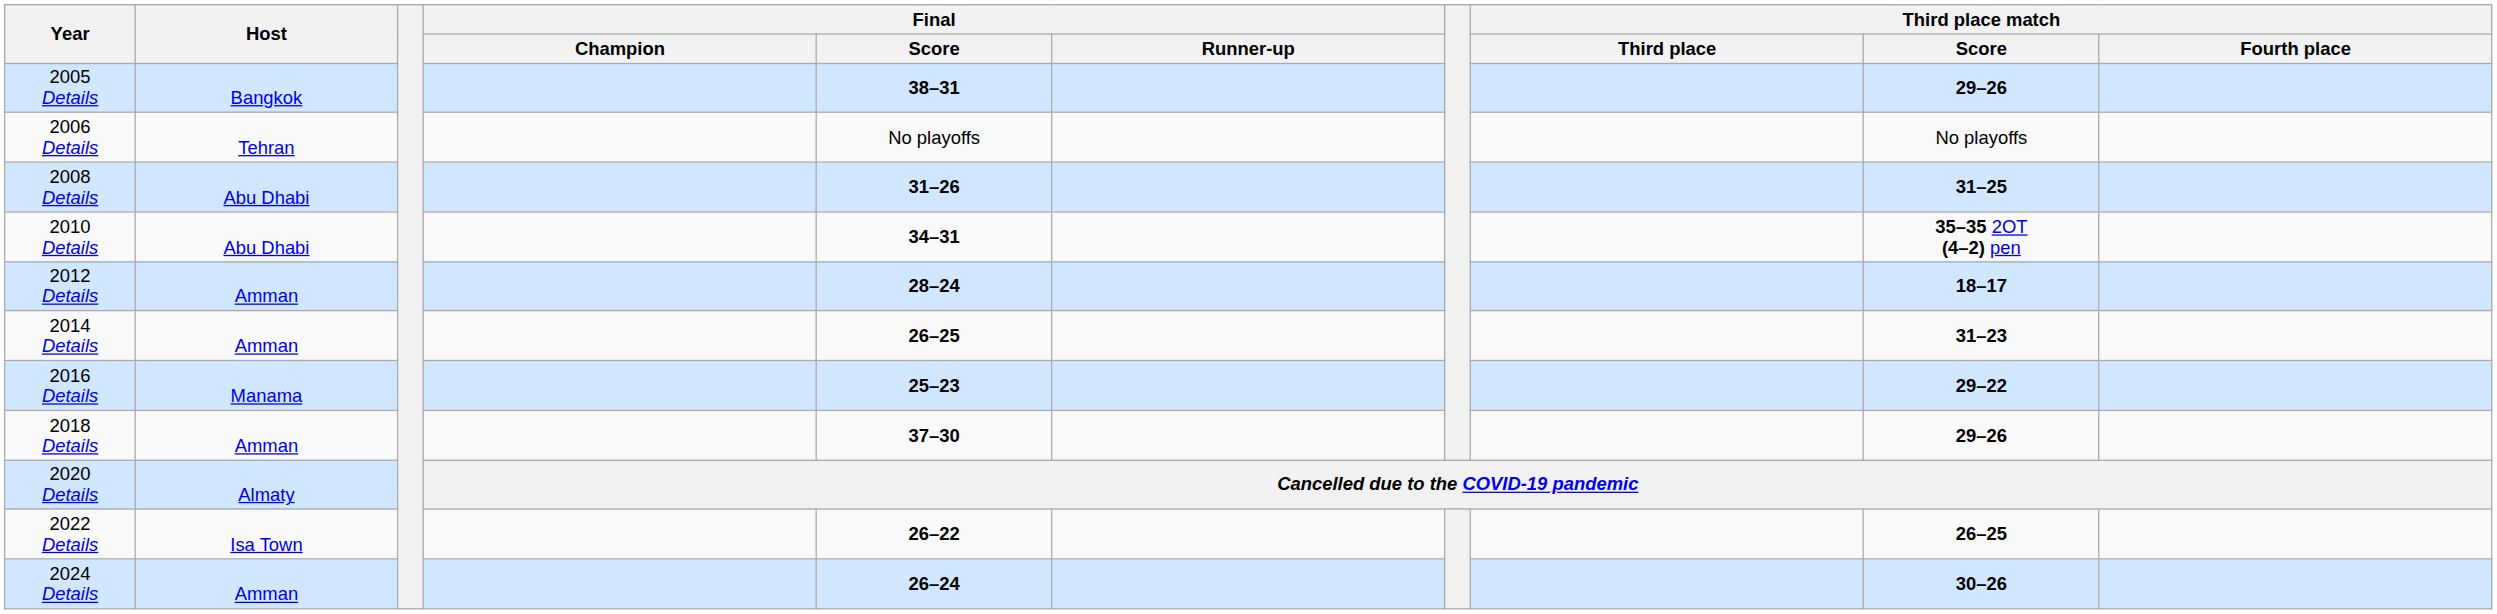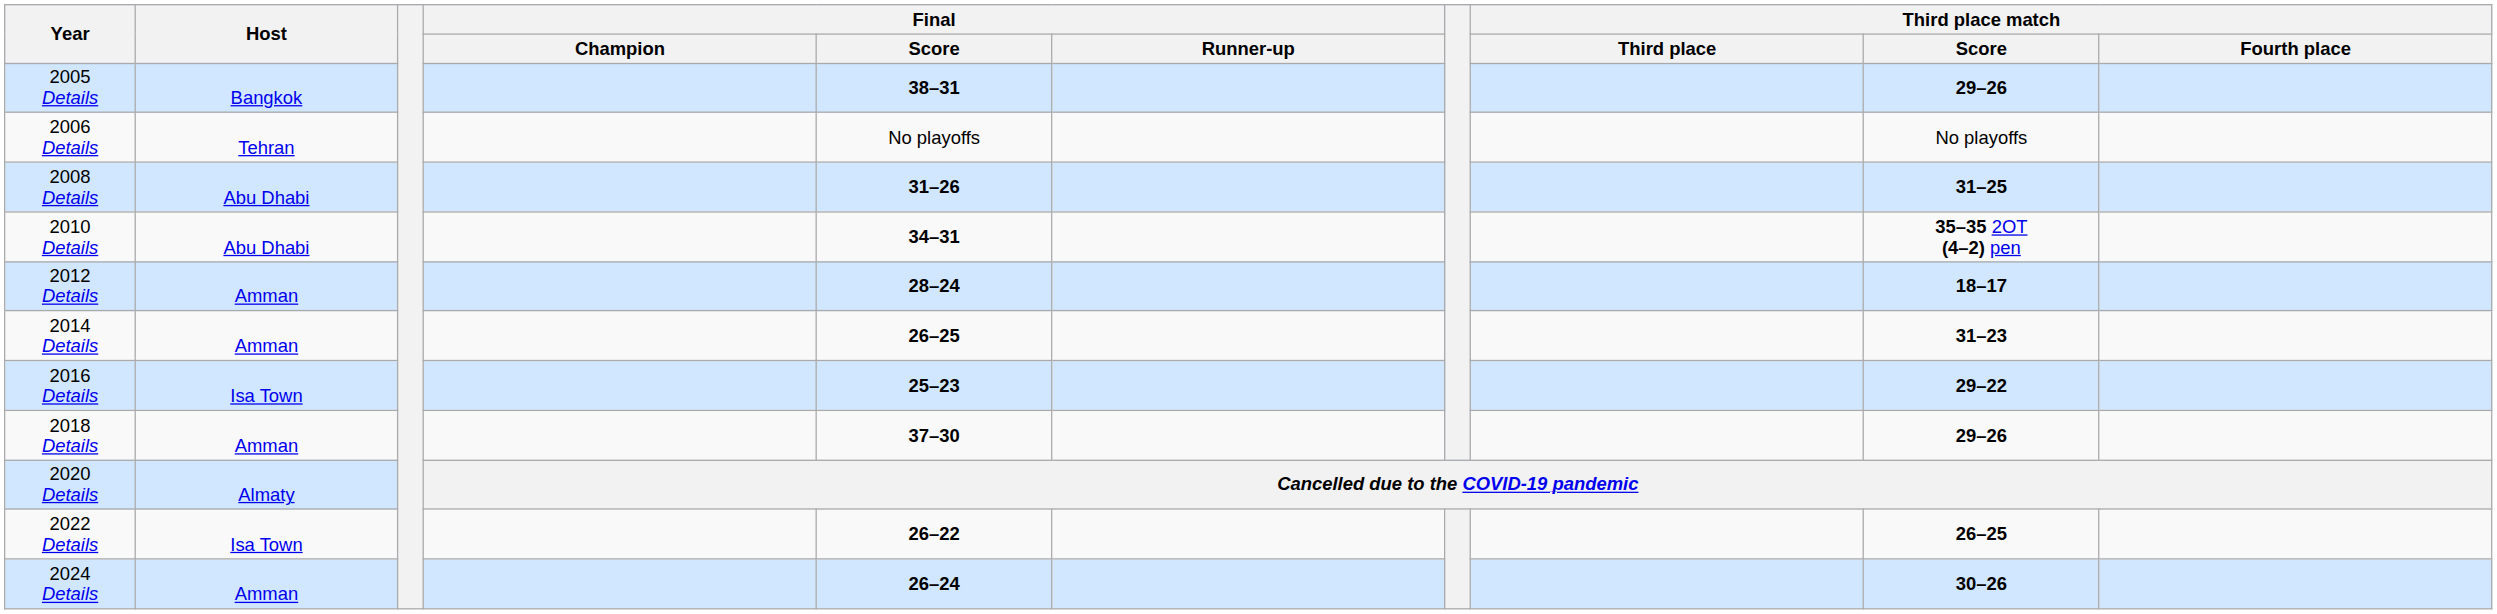(266, 396) Manama -> (266, 396) Isa Town
